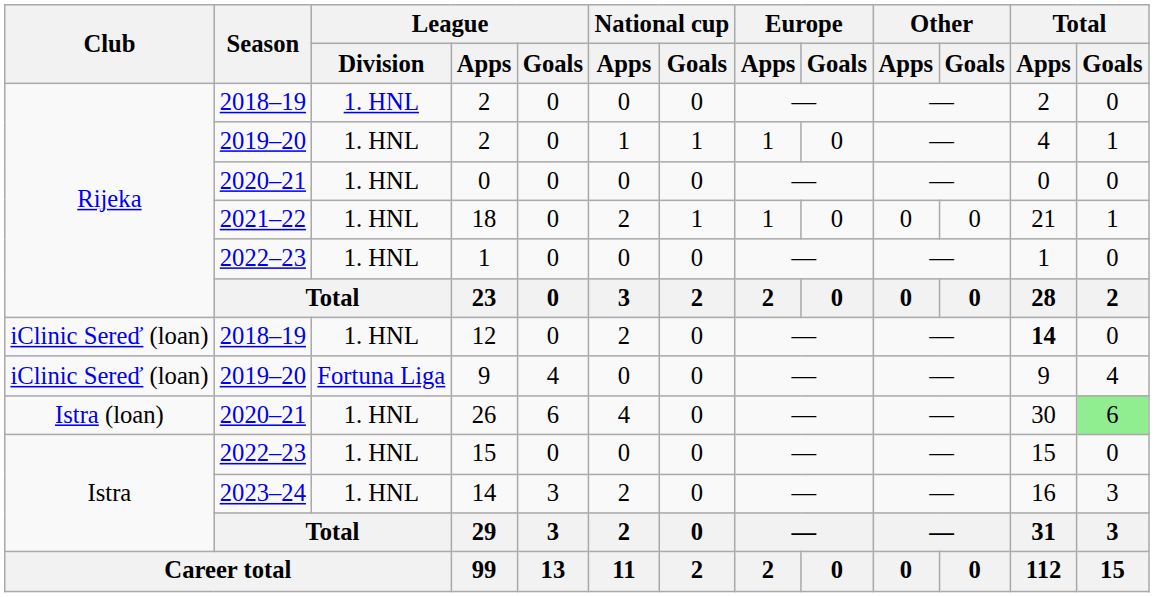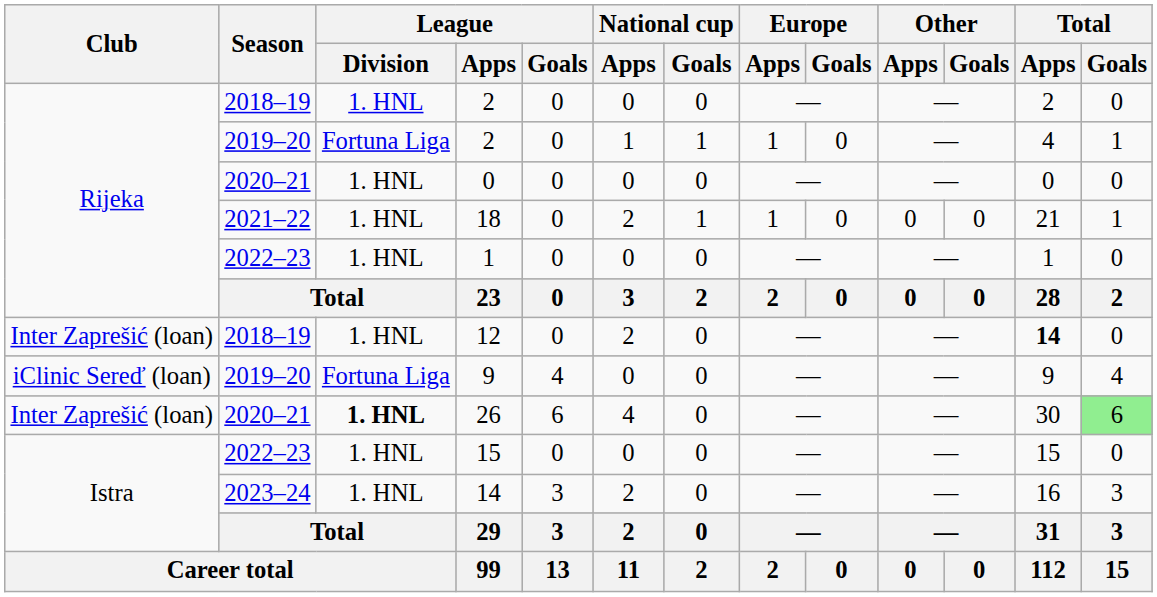(381, 141) 1. HNL -> (386, 141) Fortuna Liga
(109, 336) iClinic Sereď (loan) -> (112, 336) Inter Zaprešić (loan)
(109, 414) Istra (loan) -> (112, 414) Inter Zaprešić (loan)
(381, 414) normal -> (386, 414) bold
